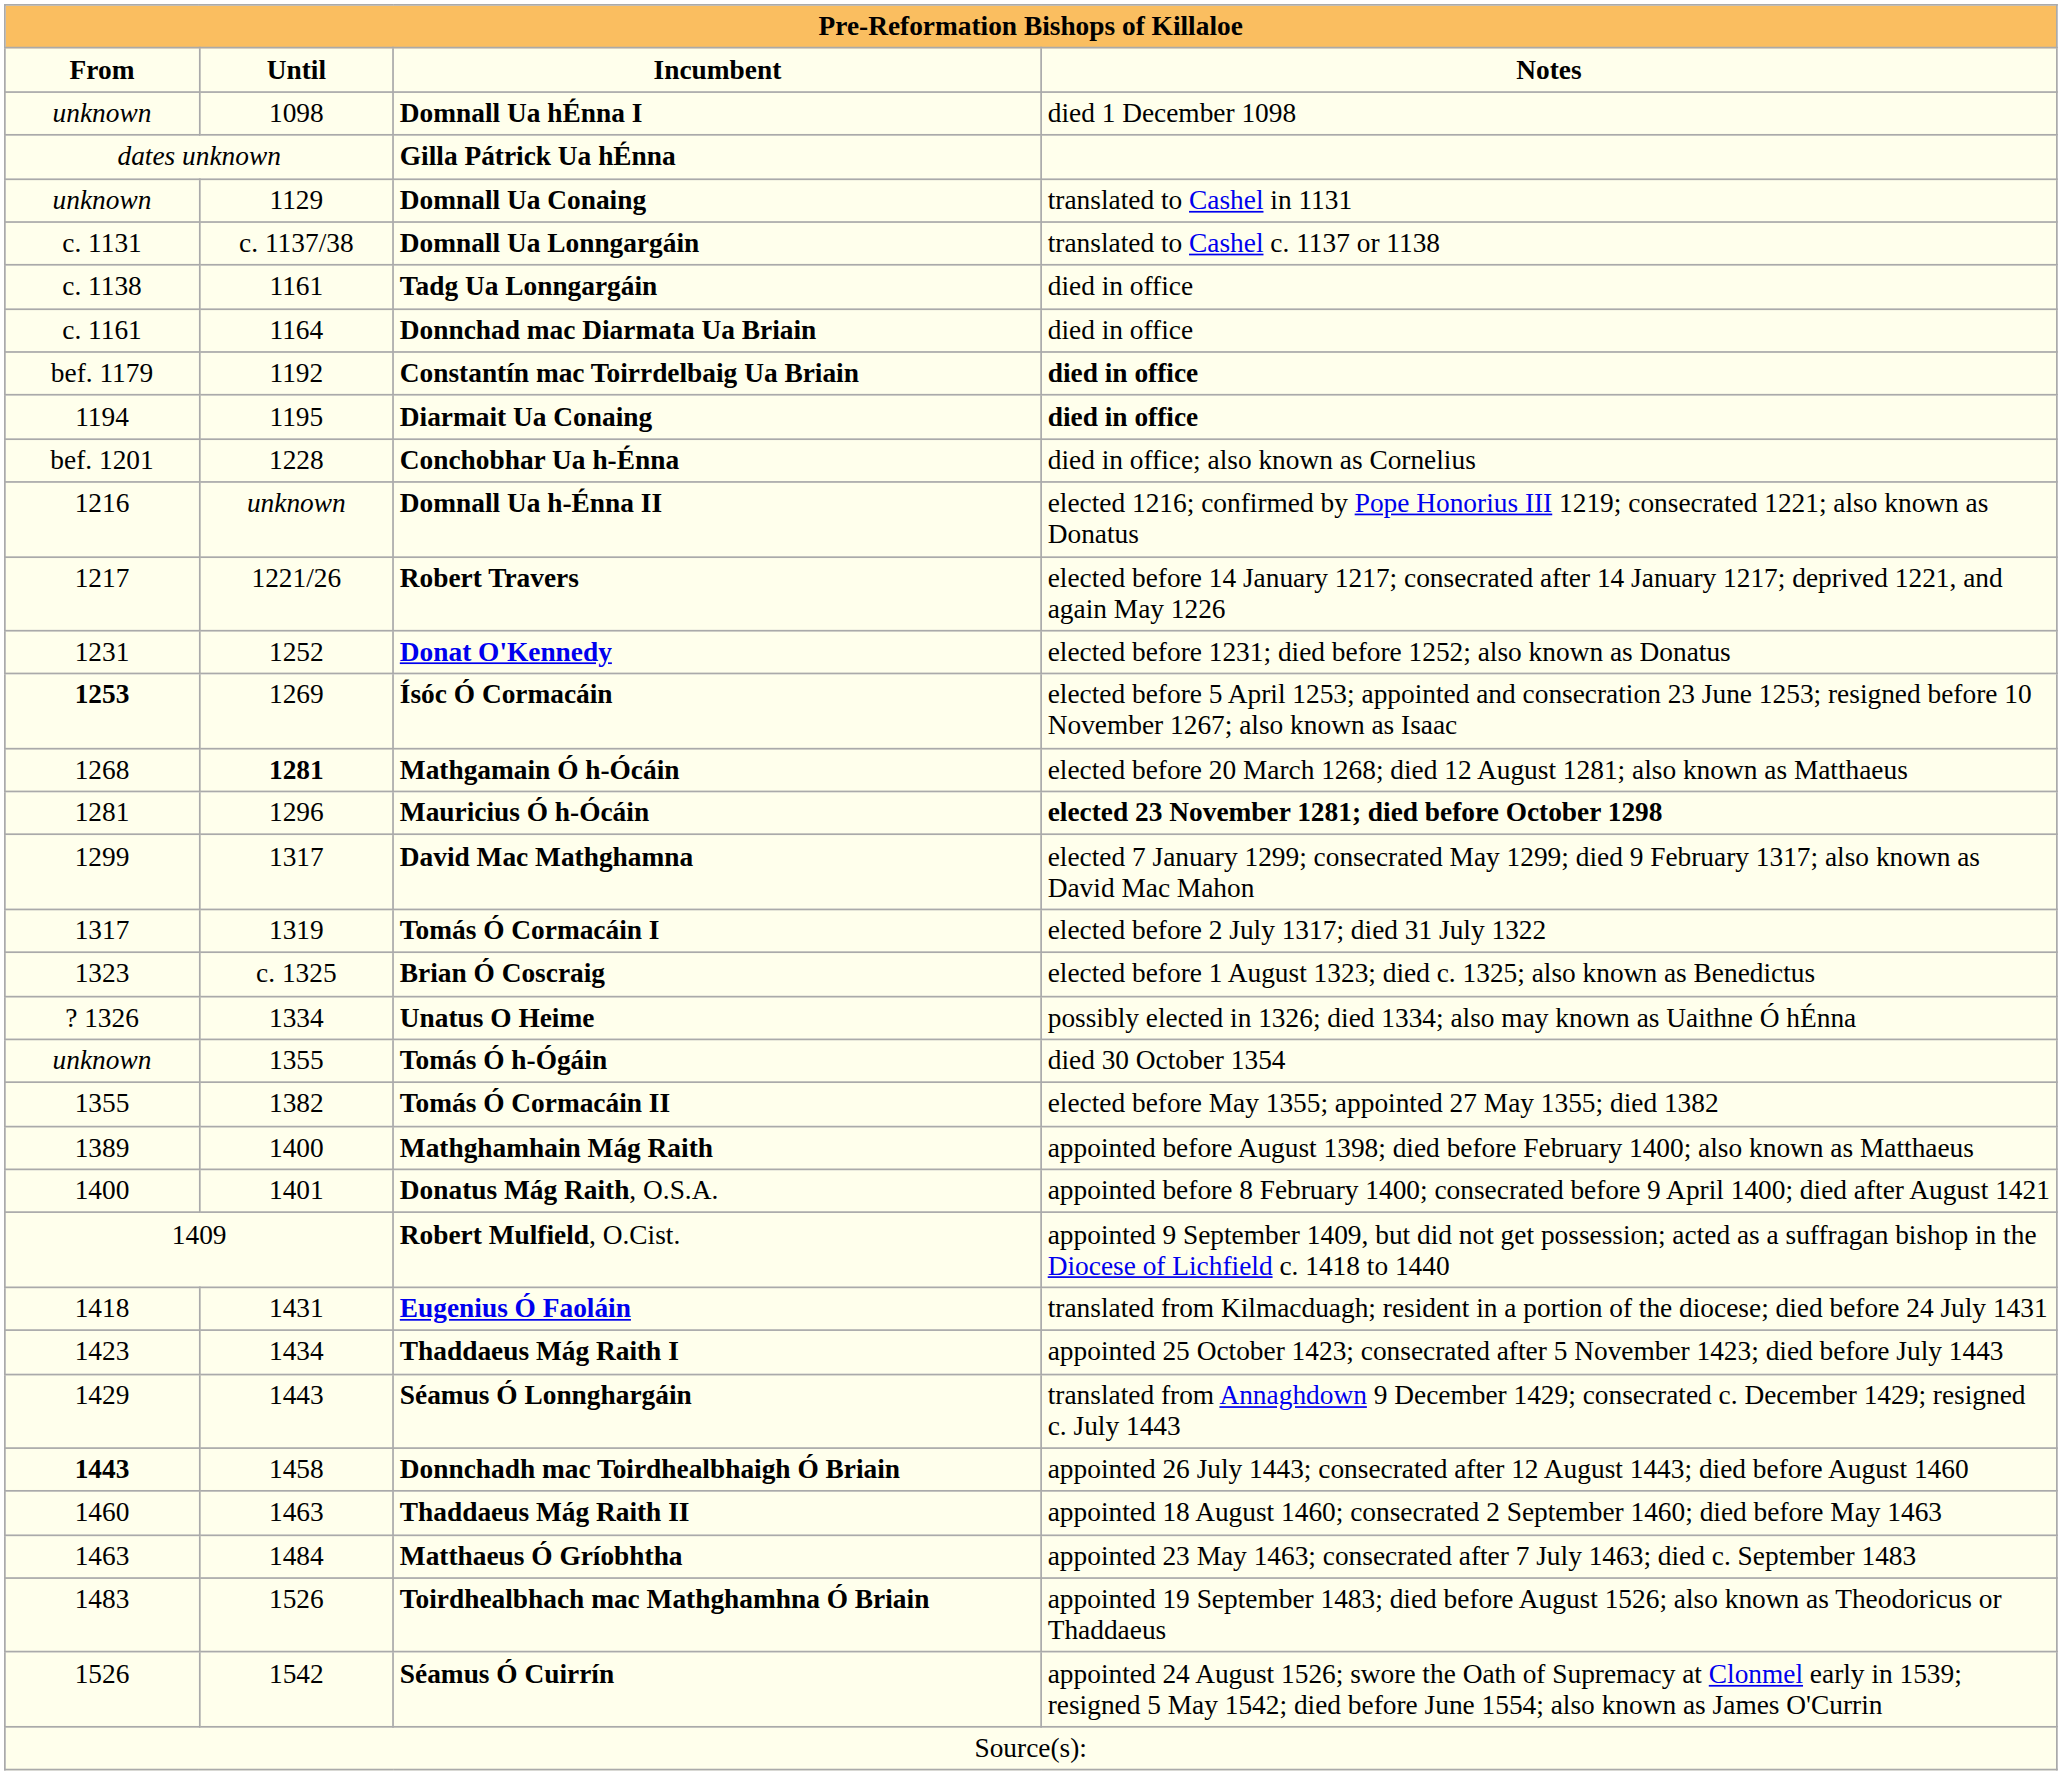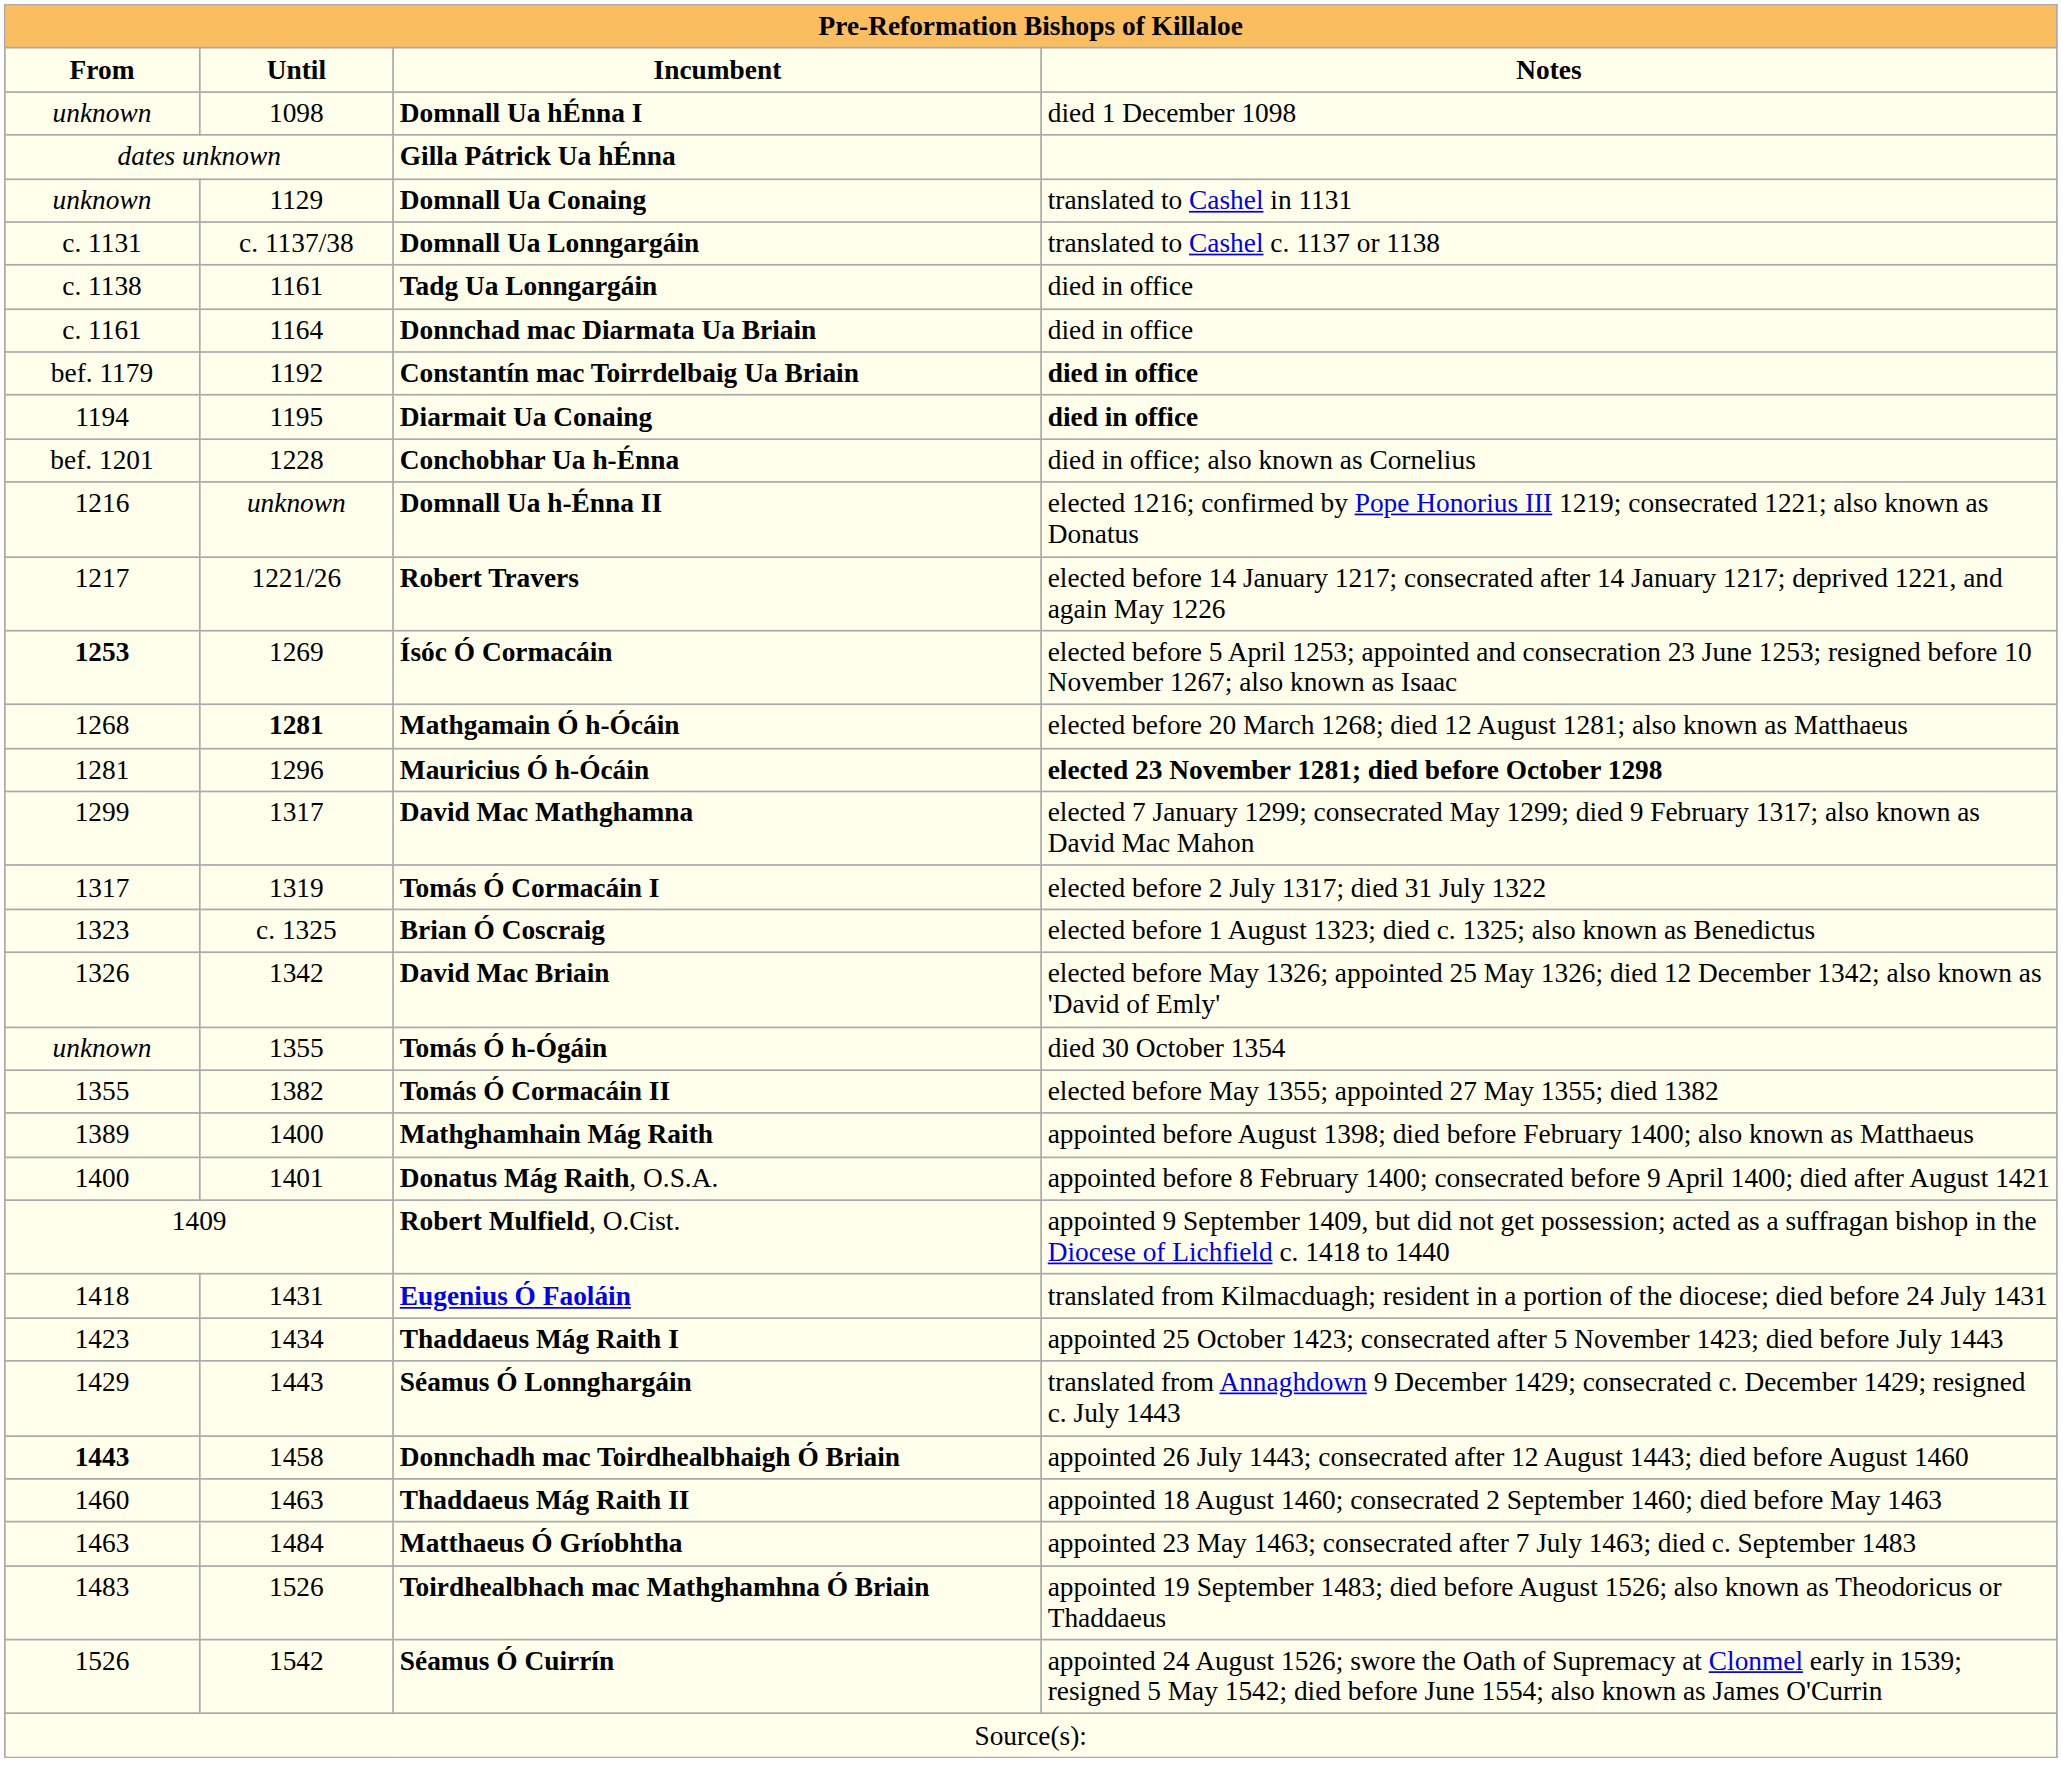- row: (506, 651)
+ row: (505, 973)
- row: (497, 1017)
